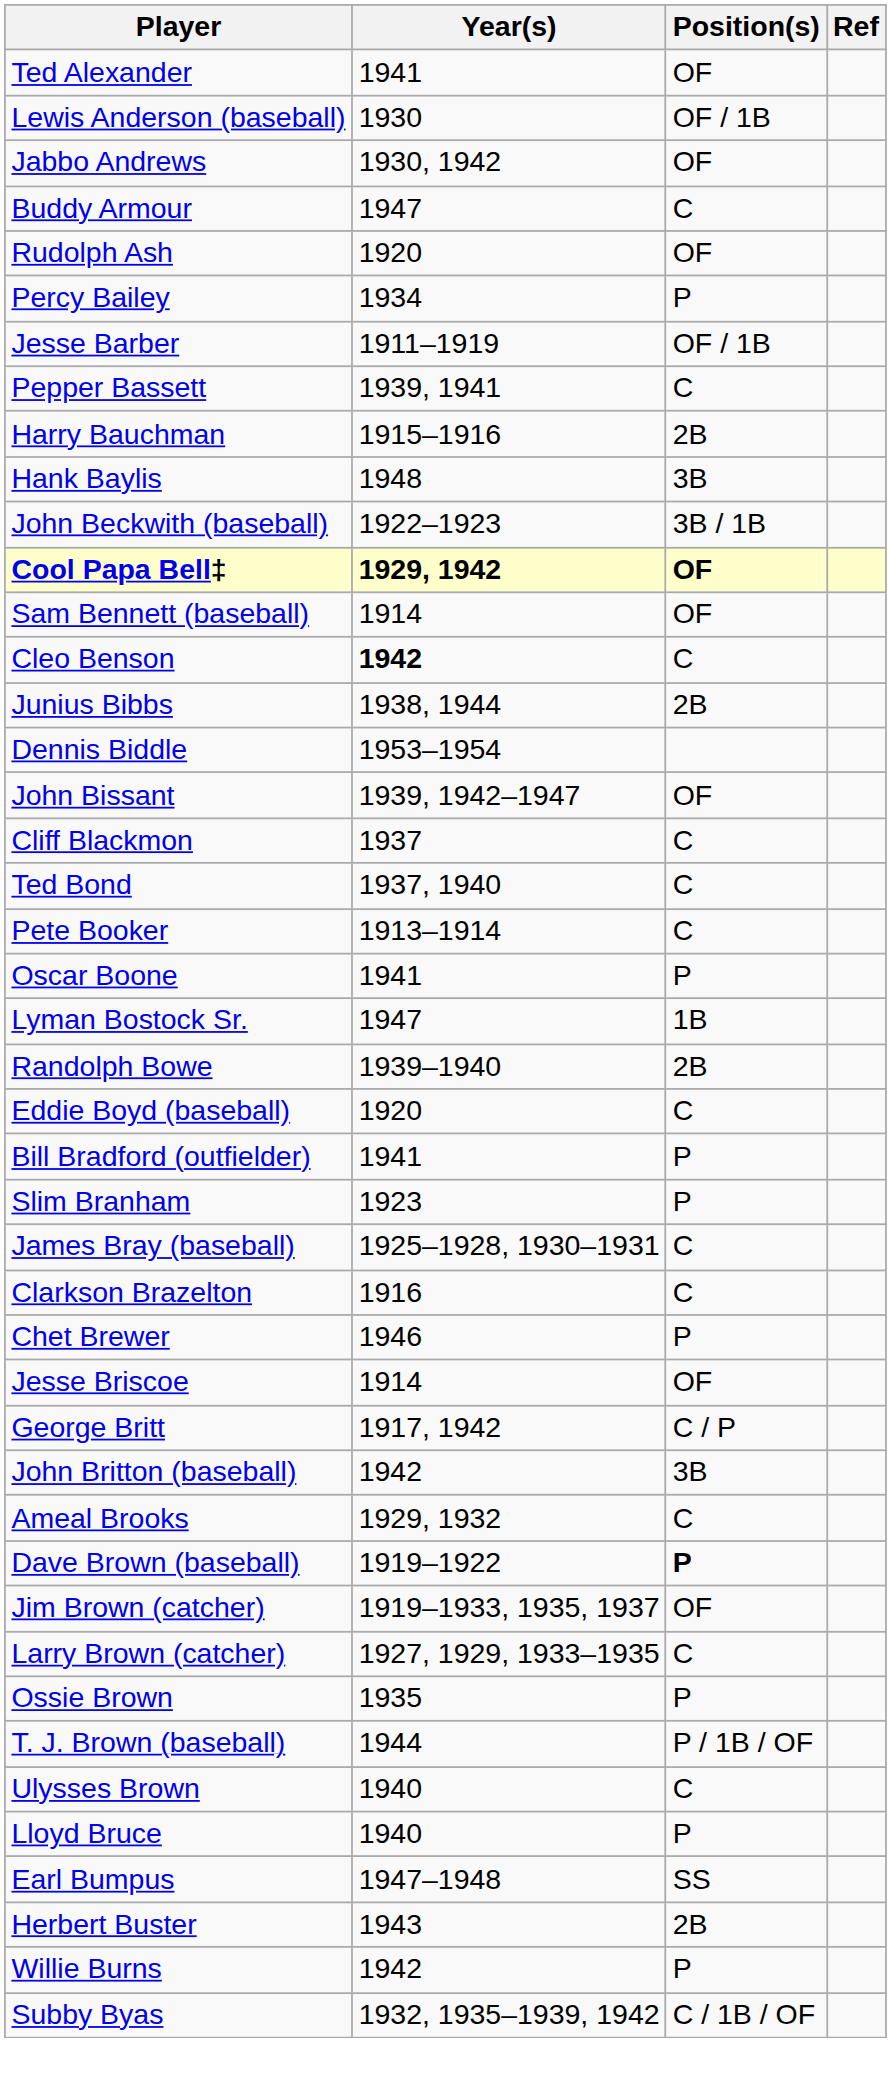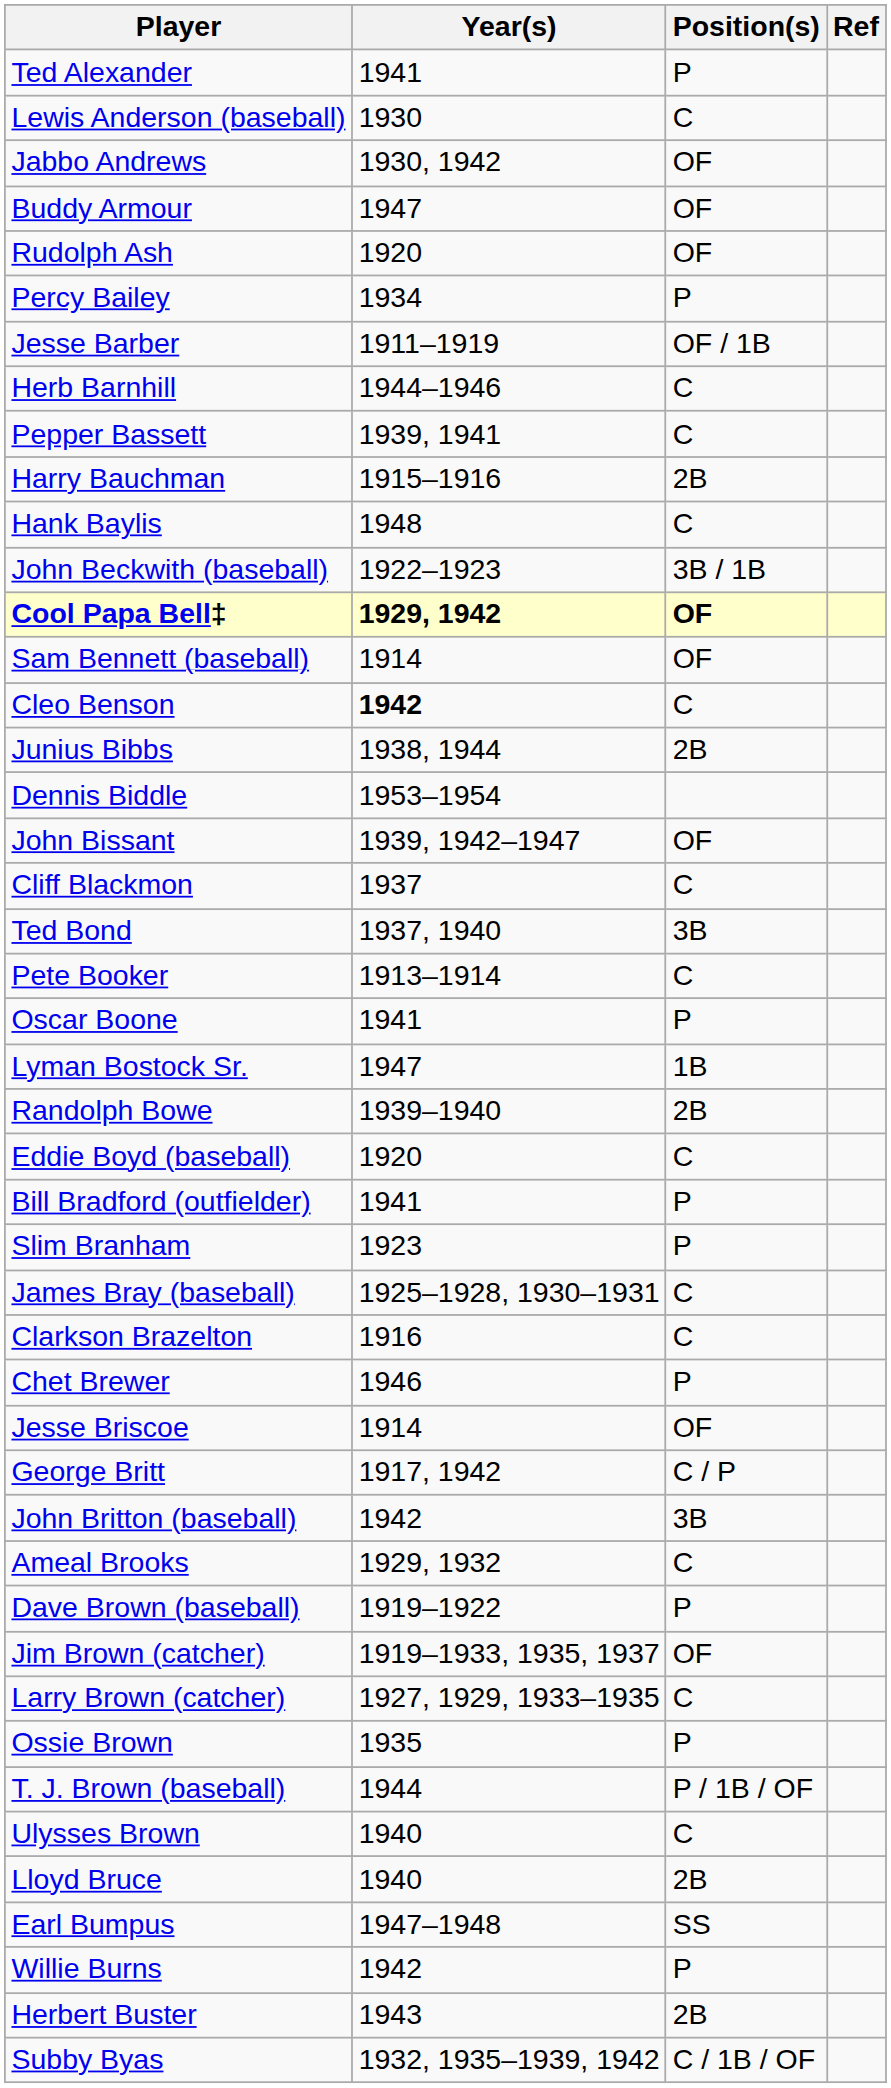(692, 72) OF -> (682, 72) P
(722, 117) OF / 1B -> (683, 117) C
(683, 207) C -> (692, 207) OF
+ row: (94, 388)
(690, 478) 3B -> (683, 523) C
(683, 885) C -> (690, 930) 3B
(682, 1562) bold -> (682, 1607) normal
(682, 1833) P -> (690, 1878) 2B
rows swapped: (87, 1969) <-> (104, 1924)
